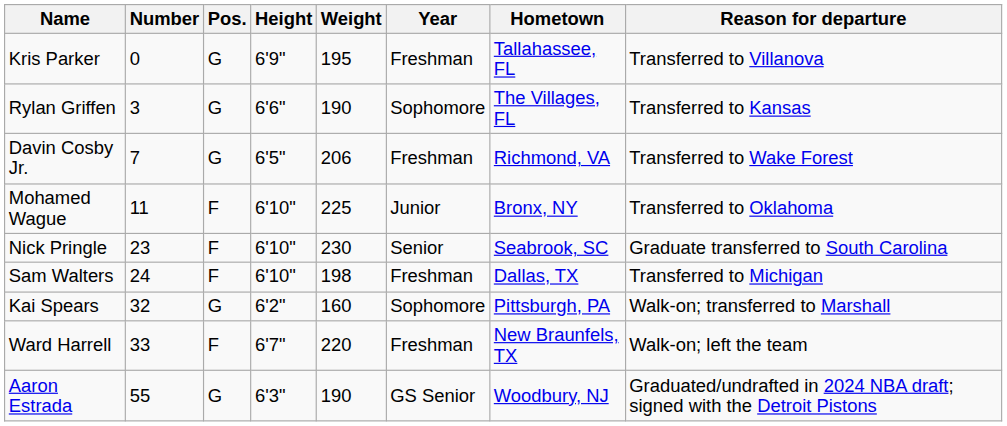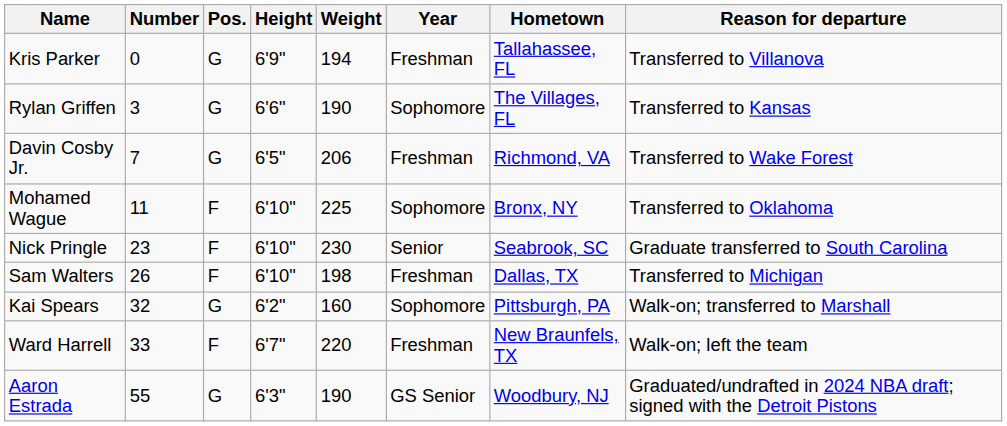(336, 58) 195 -> (336, 58) 194
(415, 208) Junior -> (438, 208) Sophomore
(140, 276) 24 -> (140, 276) 26
